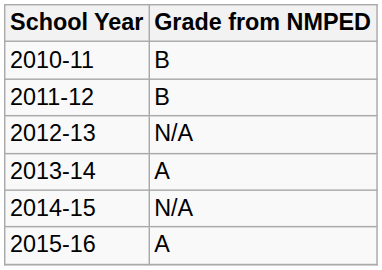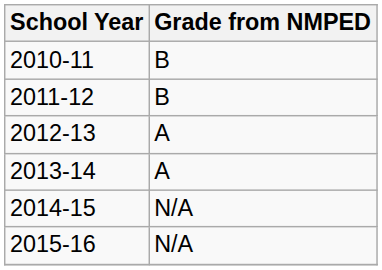(174, 134) N/A -> (162, 134) A
(162, 245) A -> (174, 245) N/A
